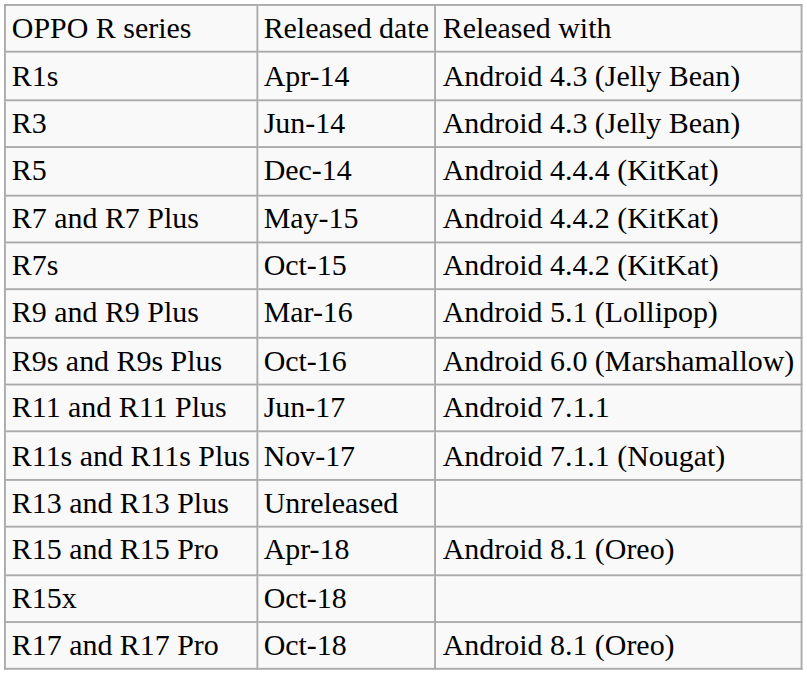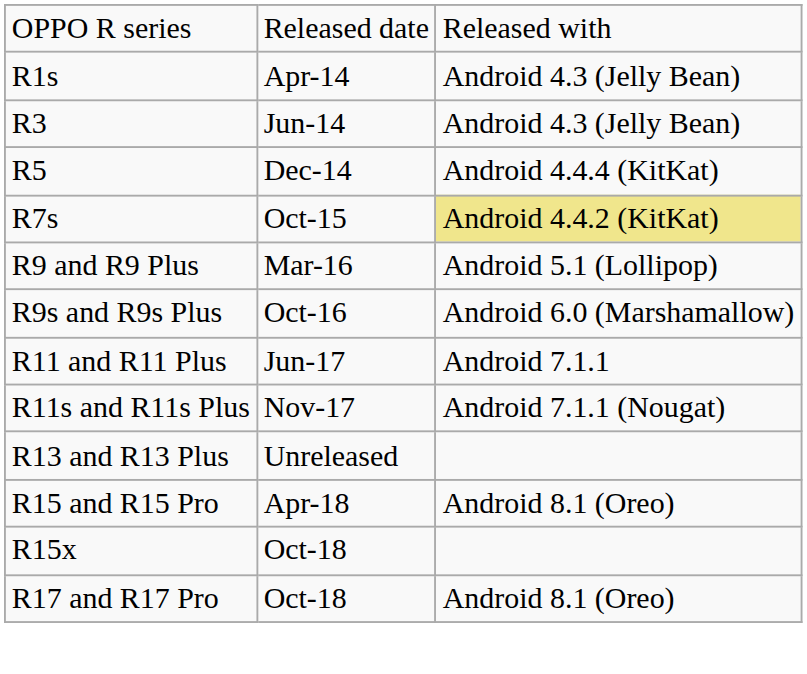- row: (105, 218)
(581, 265) no background -> (581, 218) khaki background
